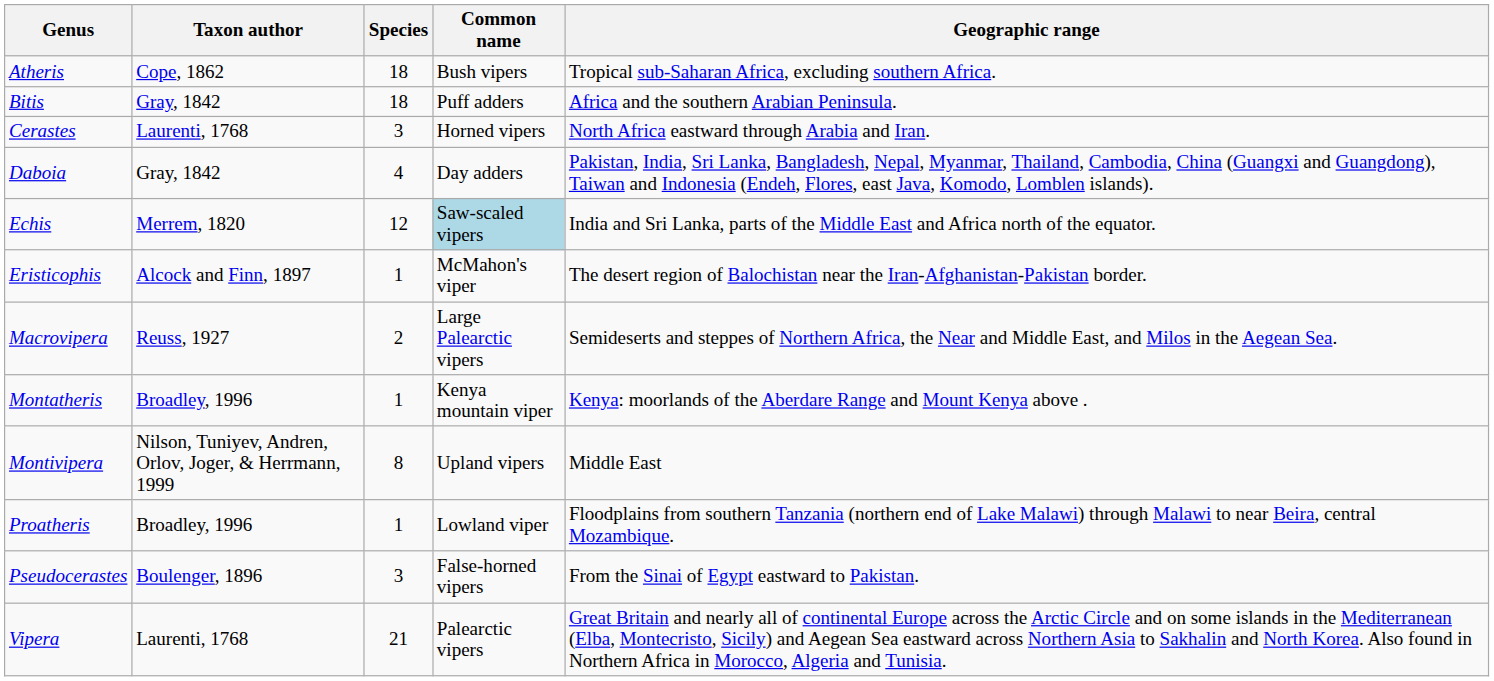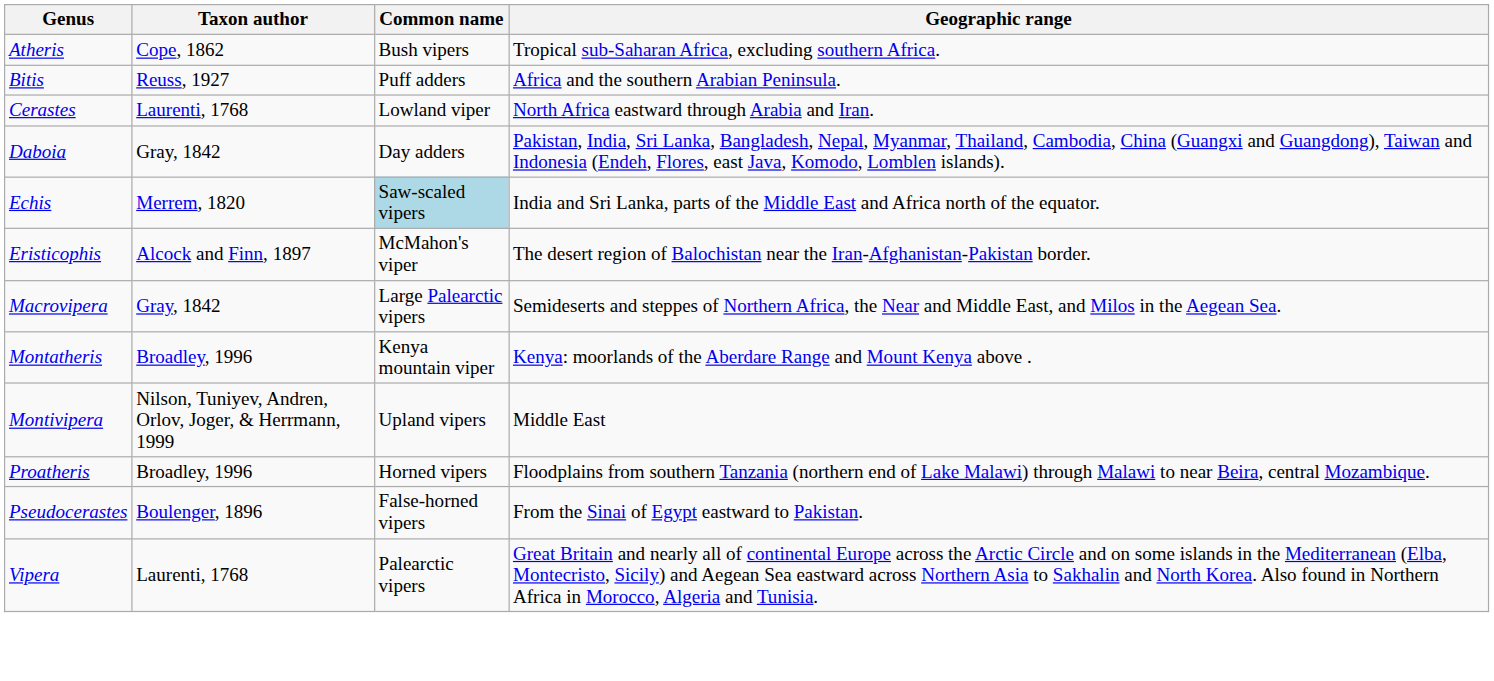- column: (398, 30)
(178, 101) Gray, 1842 -> (183, 79) Reuss, 1927
(491, 131) Horned vipers -> (434, 110) Lowland viper
(183, 338) Reuss, 1927 -> (178, 305) Gray, 1842
(493, 525) Lowland viper -> (433, 471) Horned vipers
